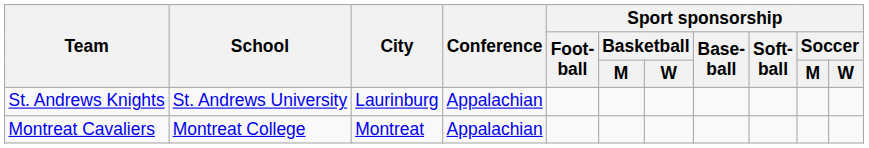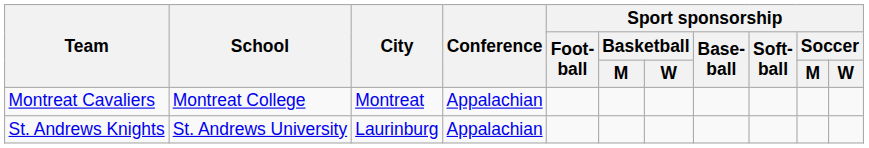rows swapped: (82, 128) <-> (87, 101)
